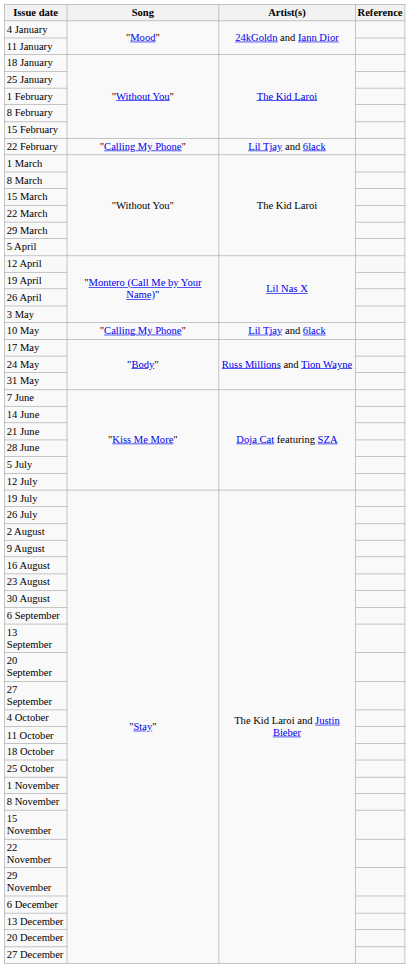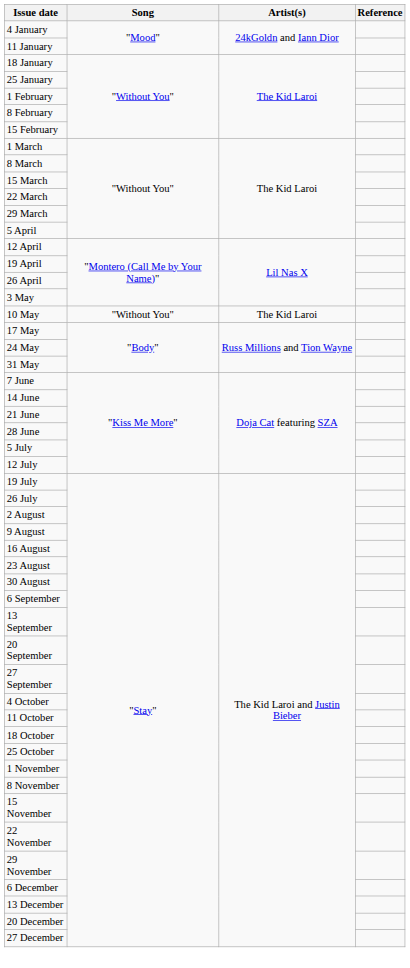- row: (32, 146)
(143, 331) "Calling My Phone" -> (143, 314) "Without You"
(287, 331) Lil Tjay and 6lack -> (287, 314) The Kid Laroi
